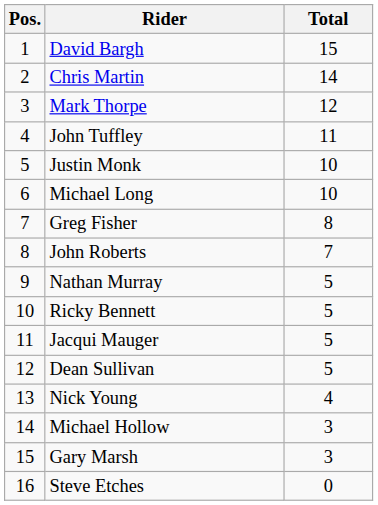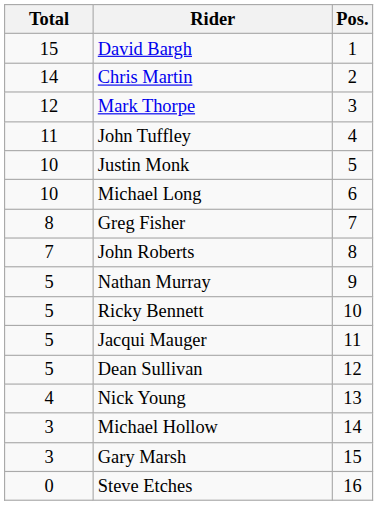columns swapped: (25, 19) <-> (328, 19)
